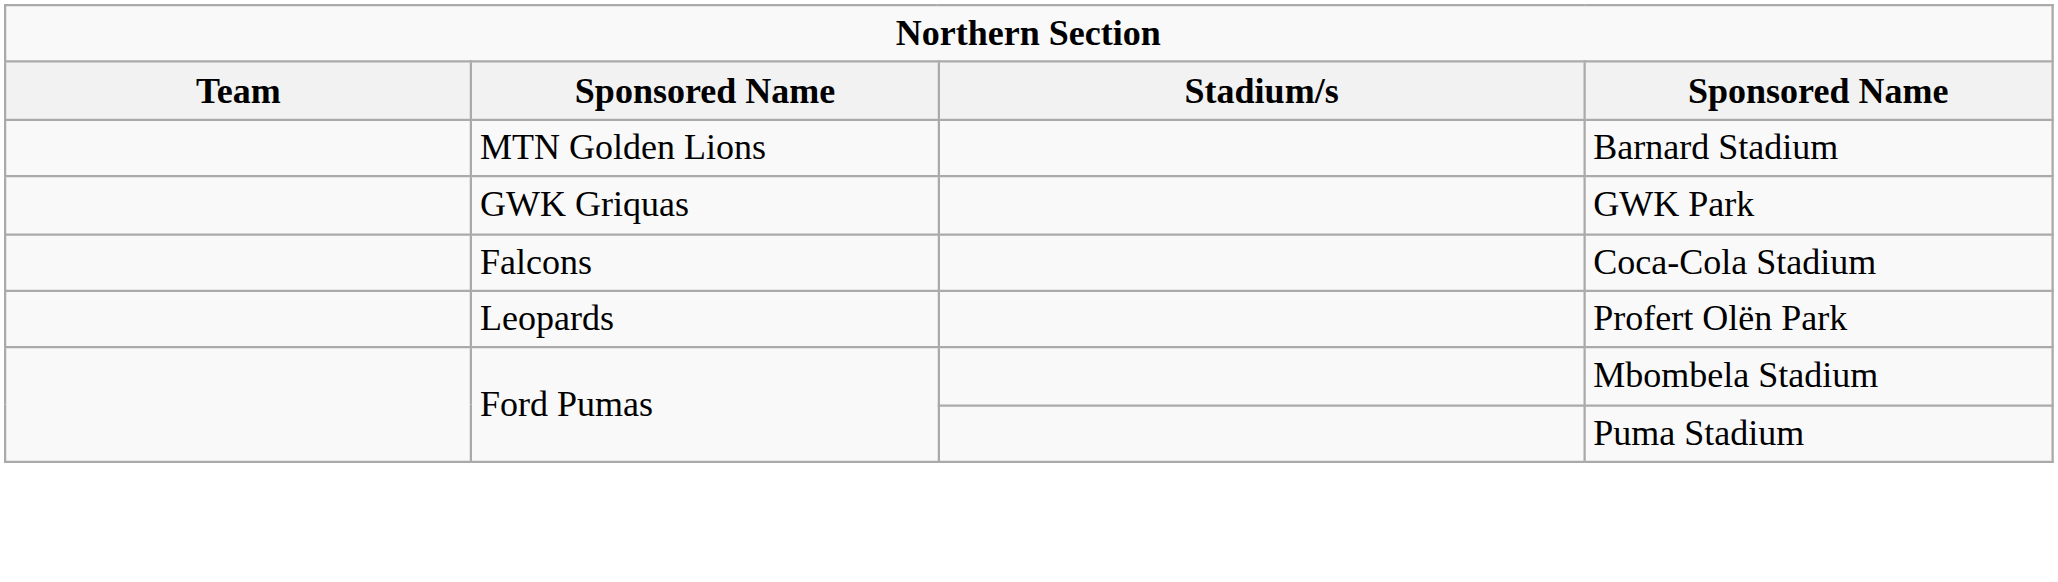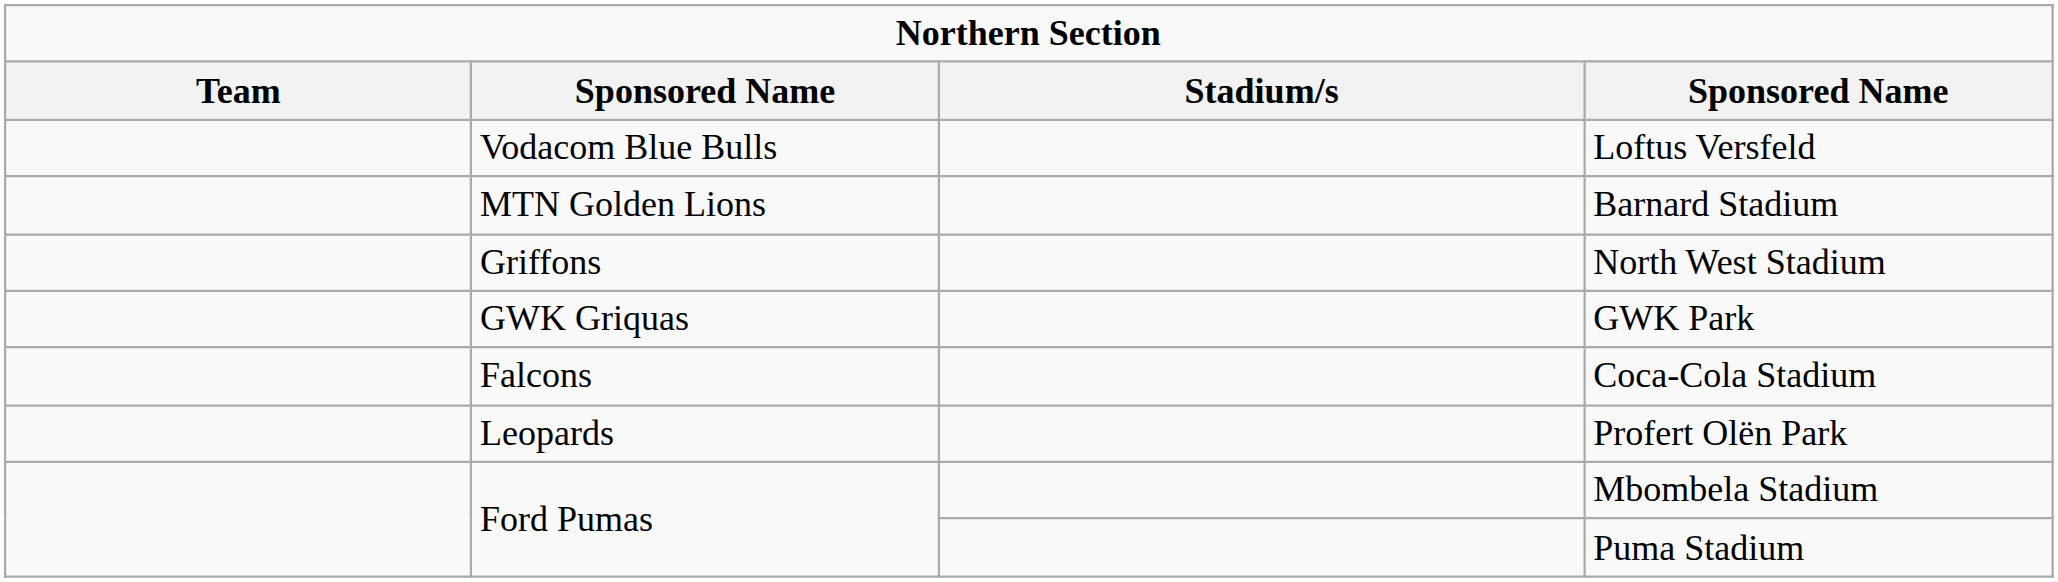+ row: (1704, 147)
+ row: (1739, 261)
